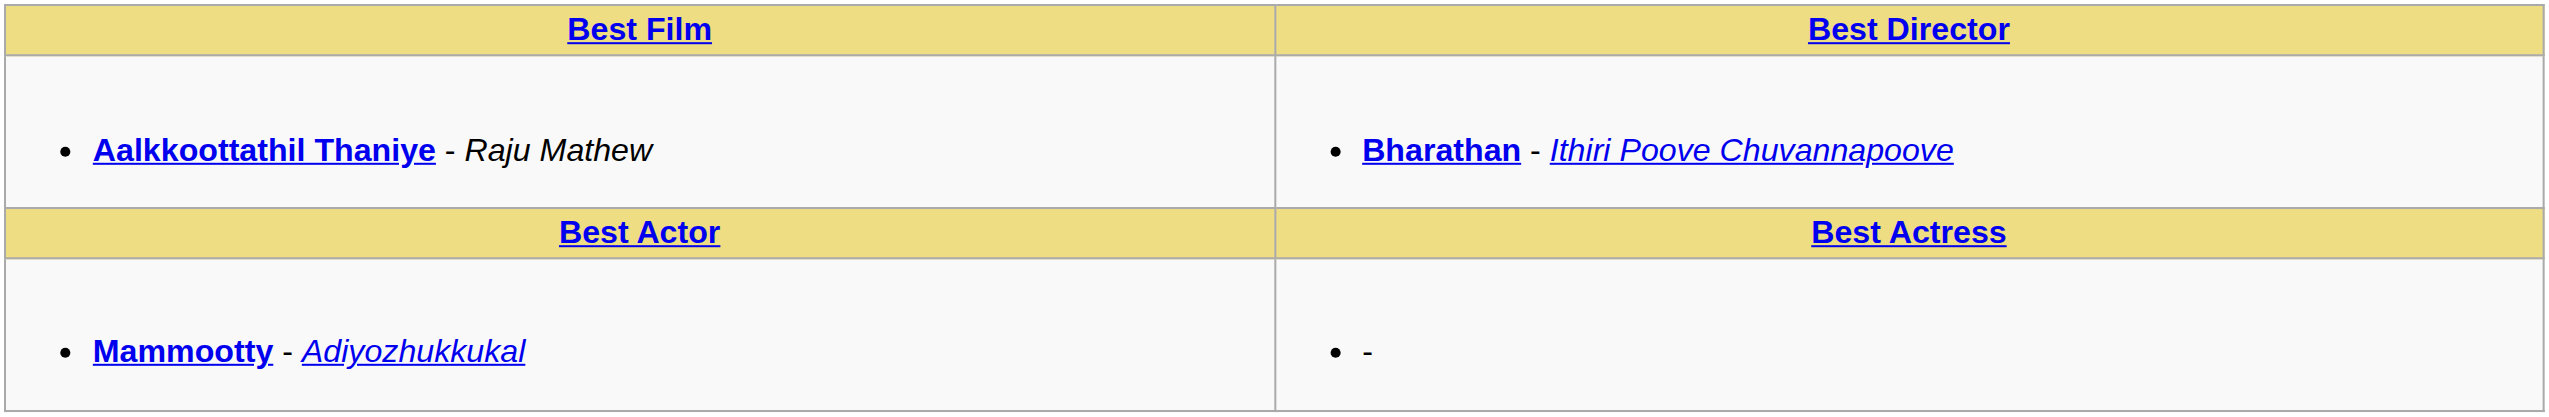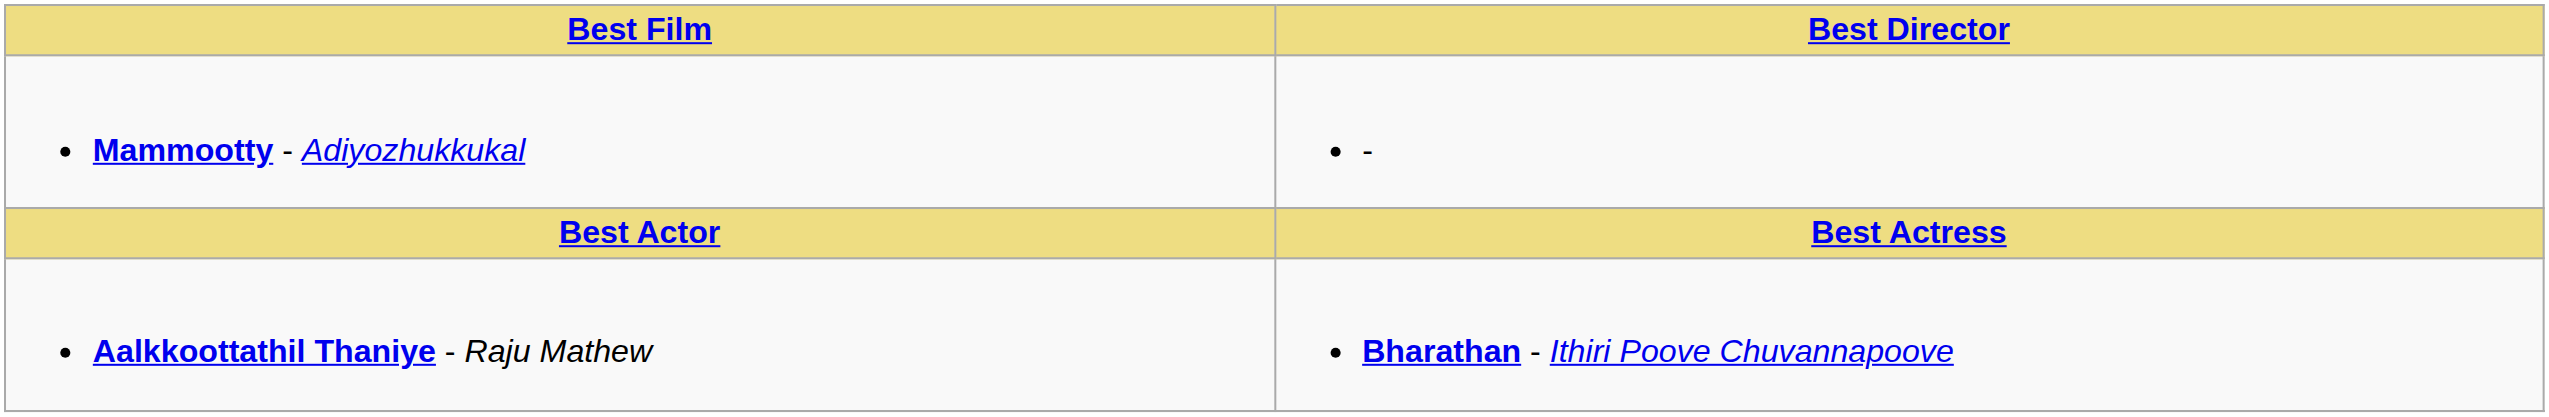rows swapped: (640, 150) <-> (640, 352)
